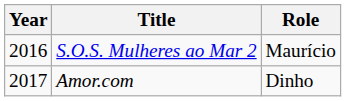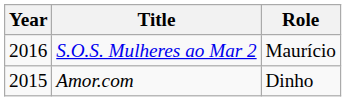(28, 80) 2017 -> (28, 80) 2015
